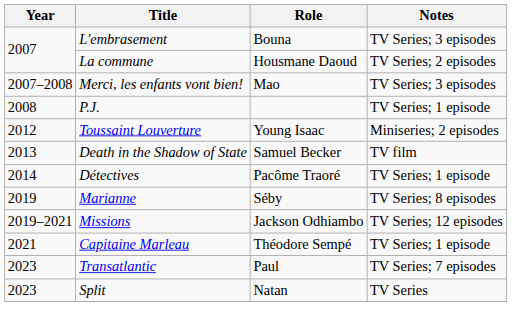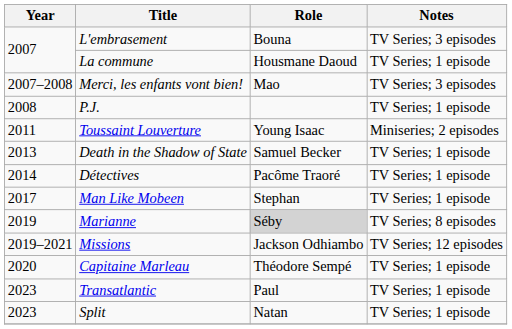(433, 61) TV Series; 2 episodes -> (430, 61) TV Series; 1 episode
(22, 130) 2012 -> (22, 130) 2011
(393, 152) TV film -> (430, 152) TV Series; 1 episode
+ row: (132, 198)
(268, 198) no background -> (268, 221) lightgrey background
(22, 244) 2021 -> (22, 267) 2020
(433, 267) TV Series; 7 episodes -> (430, 289) TV Series; 1 episode
(399, 289) TV Series -> (430, 312) TV Series; 1 episode
